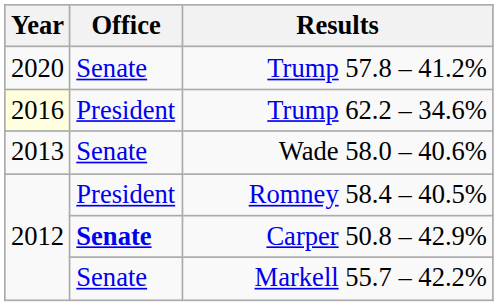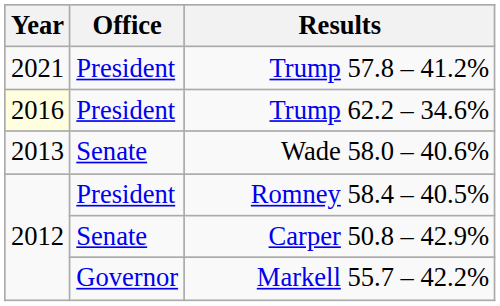(38, 67) 2020 -> (38, 67) 2021
(112, 67) Senate -> (126, 67) President
(114, 236) bold -> (112, 236) normal
(112, 278) Senate -> (127, 278) Governor
